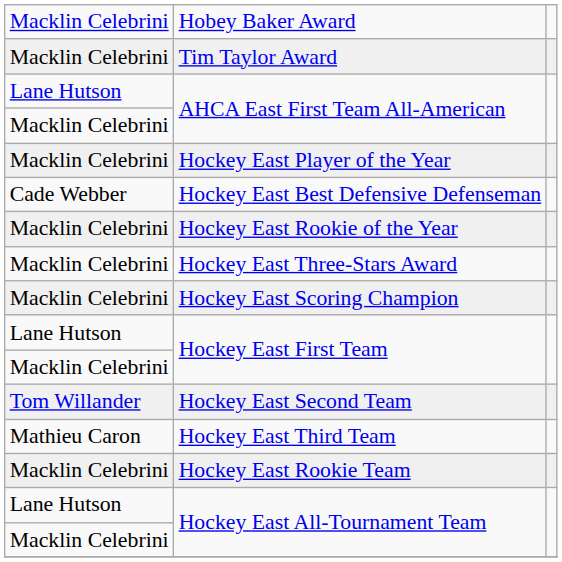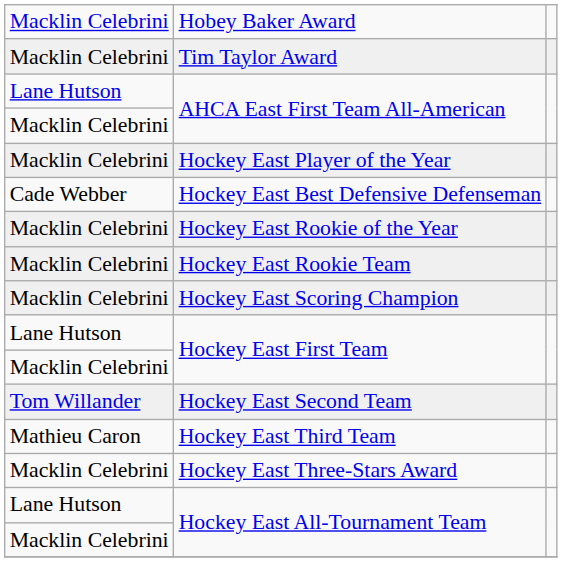rows swapped: (89, 263) <-> (89, 470)
